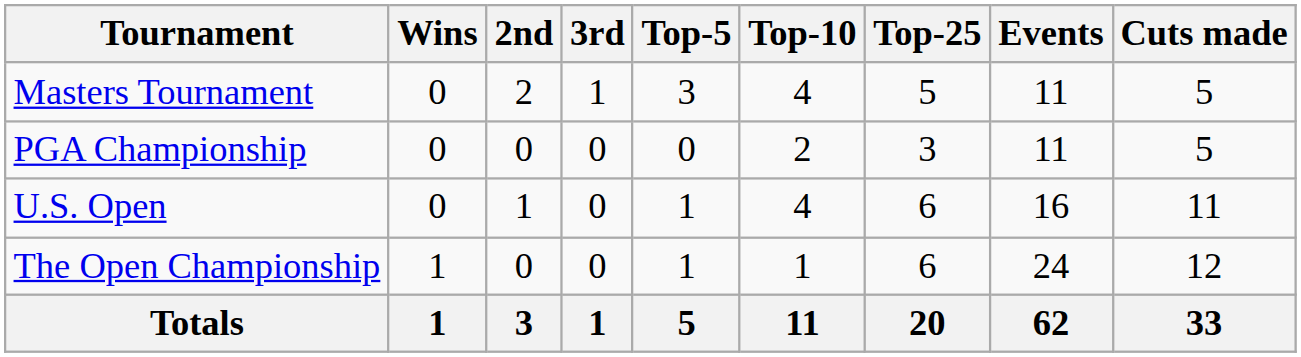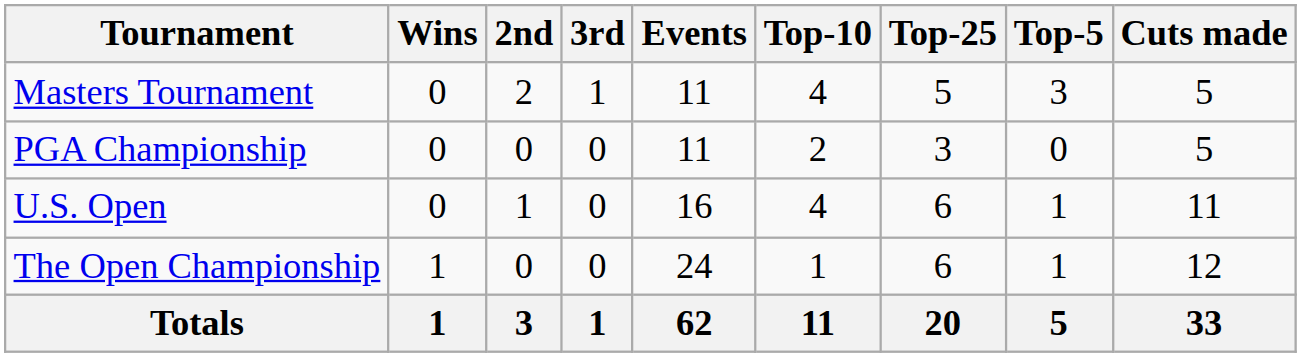columns swapped: (687, 33) <-> (1051, 33)
